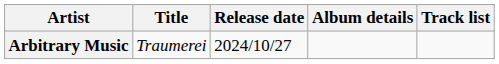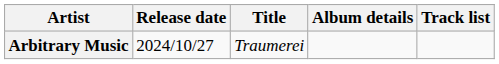columns swapped: (259, 17) <-> (171, 17)
